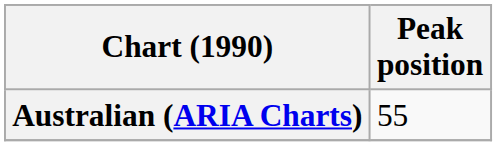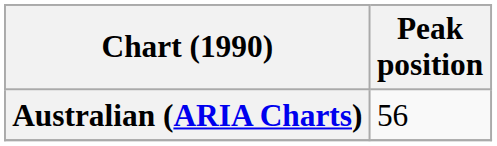(393, 114) 55 -> (393, 114) 56
